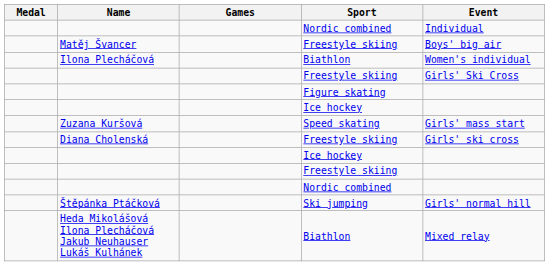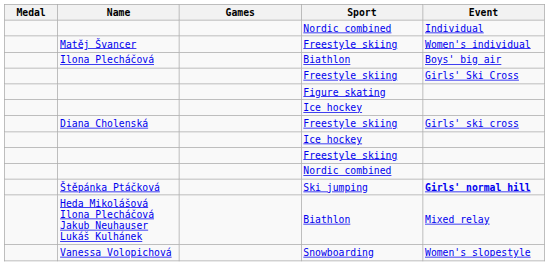(463, 44) Boys' big air -> (478, 44) Women's individual
(478, 60) Women's individual -> (463, 60) Boys' big air
- row: (101, 124)
(478, 203) normal -> (478, 187) bold
+ row: (116, 253)
